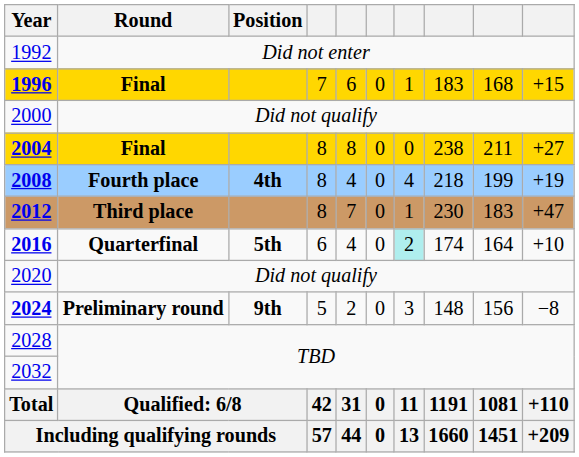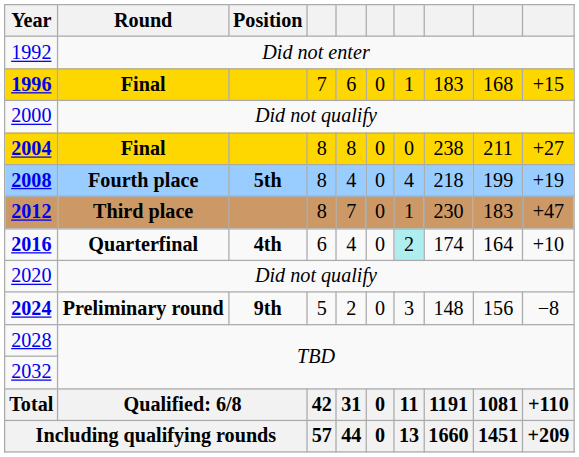(268, 180) 4th -> (268, 180) 5th
(268, 244) 5th -> (268, 244) 4th
